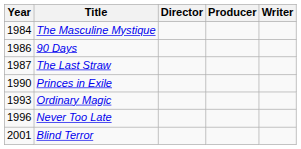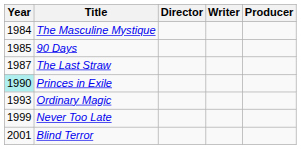columns swapped: (277, 13) <-> (232, 13)
(19, 48) 1986 -> (19, 48) 1985
(19, 83) no background -> (19, 83) paleturquoise background
(19, 118) 1996 -> (19, 118) 1999
